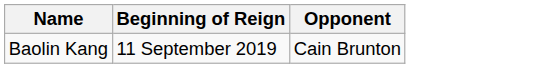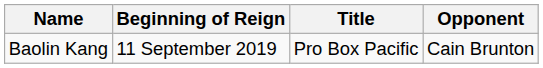+ column: (356, 19)
